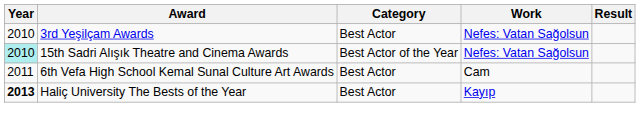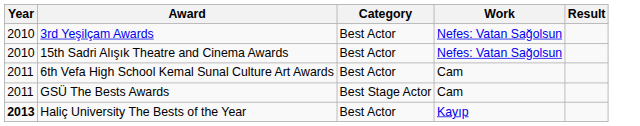(21, 53) paleturquoise background -> (21, 53) no background
(399, 53) Best Actor of the Year -> (368, 53) Best Actor
+ row: (105, 92)
